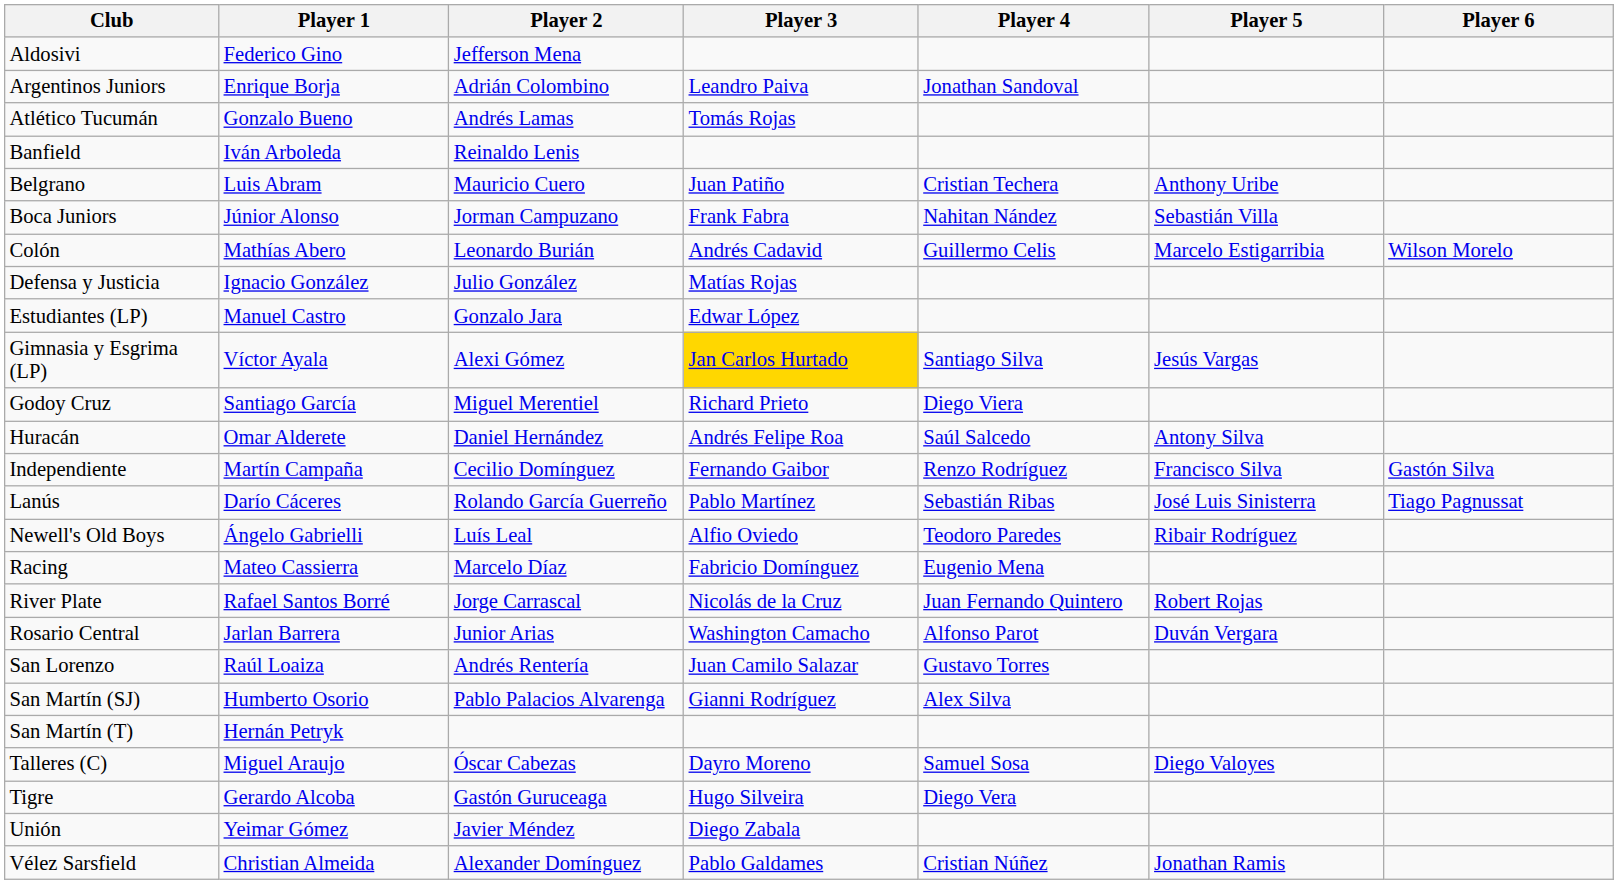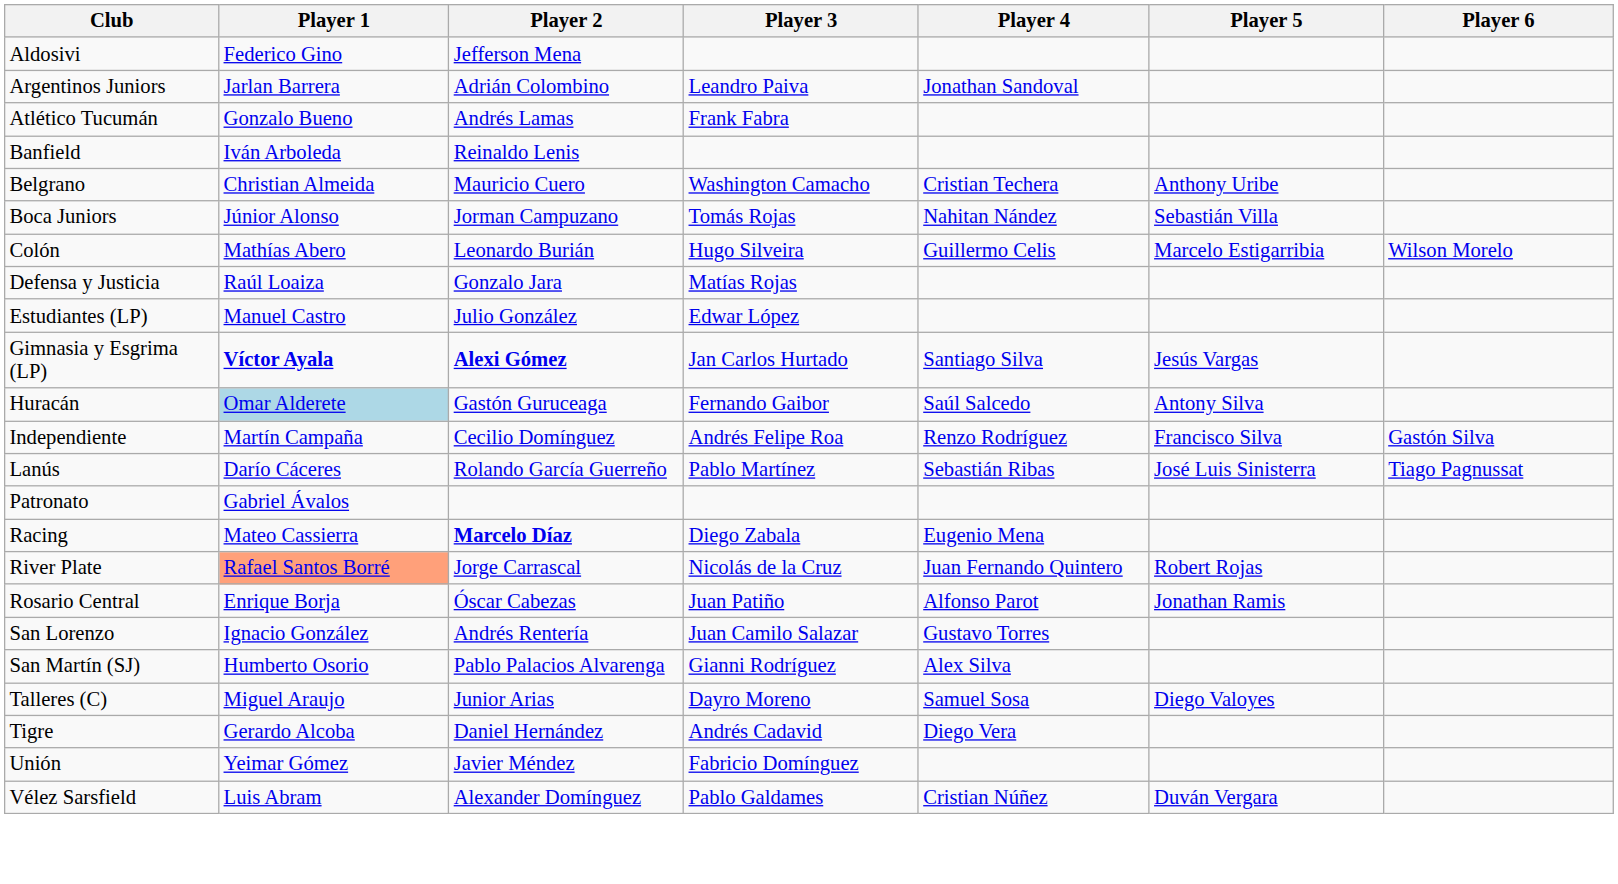(282, 86) Enrique Borja -> (282, 86) Jarlan Barrera
(742, 119) Tomás Rojas -> (739, 119) Frank Fabra
(273, 184) Luis Abram -> (299, 184) Christian Almeida
(736, 184) Juan Patiño -> (779, 184) Washington Camacho
(739, 217) Frank Fabra -> (742, 217) Tomás Rojas
(755, 250) Andrés Cadavid -> (746, 250) Hugo Silveira
(296, 282) Ignacio González -> (274, 282) Raúl Loaiza
(515, 282) Julio González -> (508, 282) Gonzalo Jara
(508, 315) Gonzalo Jara -> (515, 315) Julio González
(276, 359) normal -> (278, 359) bold
(509, 359) normal -> (510, 359) bold
(768, 359) gold background -> (768, 359) no background
- row: (60, 404)
(285, 436) no background -> (285, 404) lightblue background
(528, 436) Daniel Hernández -> (530, 404) Gastón Guruceaga
(766, 436) Andrés Felipe Roa -> (759, 404) Fernando Gaibor
(759, 469) Fernando Gaibor -> (766, 436) Andrés Felipe Roa
- row: (87, 535)
+ row: (49, 502)
(510, 567) normal -> (513, 535) bold
(774, 567) Fabricio Domínguez -> (744, 535) Diego Zabala
(307, 600) no background -> (307, 567) lightsalmon background
(282, 633) Jarlan Barrera -> (282, 600) Enrique Borja
(504, 633) Junior Arias -> (515, 600) Óscar Cabezas
(779, 633) Washington Camacho -> (736, 600) Juan Patiño
(1216, 633) Duván Vergara -> (1220, 600) Jonathan Ramis
(274, 666) Raúl Loaiza -> (296, 633) Ignacio González
- row: (71, 731)
(515, 764) Óscar Cabezas -> (504, 698) Junior Arias
(530, 796) Gastón Guruceaga -> (528, 731) Daniel Hernández
(746, 796) Hugo Silveira -> (755, 731) Andrés Cadavid
(744, 829) Diego Zabala -> (774, 764) Fabricio Domínguez
(299, 862) Christian Almeida -> (273, 796) Luis Abram
(1220, 862) Jonathan Ramis -> (1216, 796) Duván Vergara
